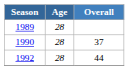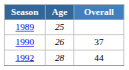(60, 27) 28 -> (60, 27) 25
(60, 42) 28 -> (60, 42) 26
